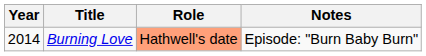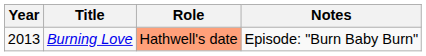(24, 39) 2014 -> (24, 39) 2013
